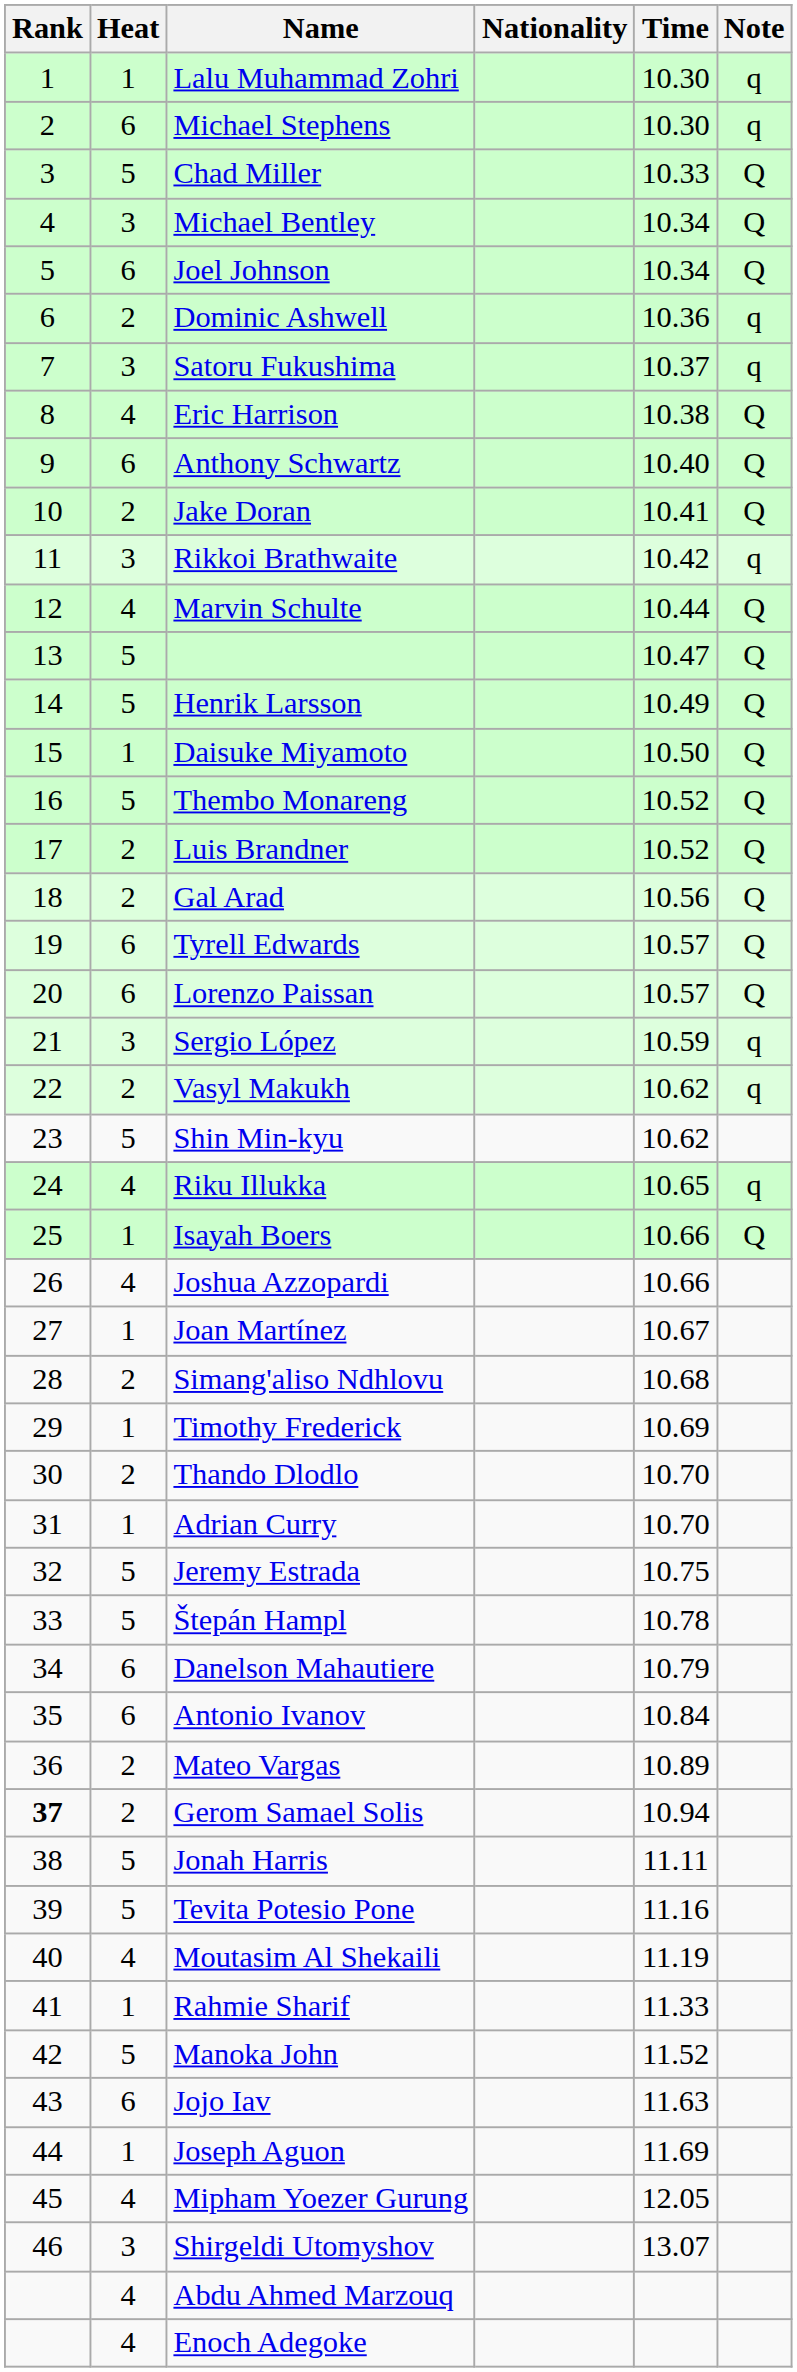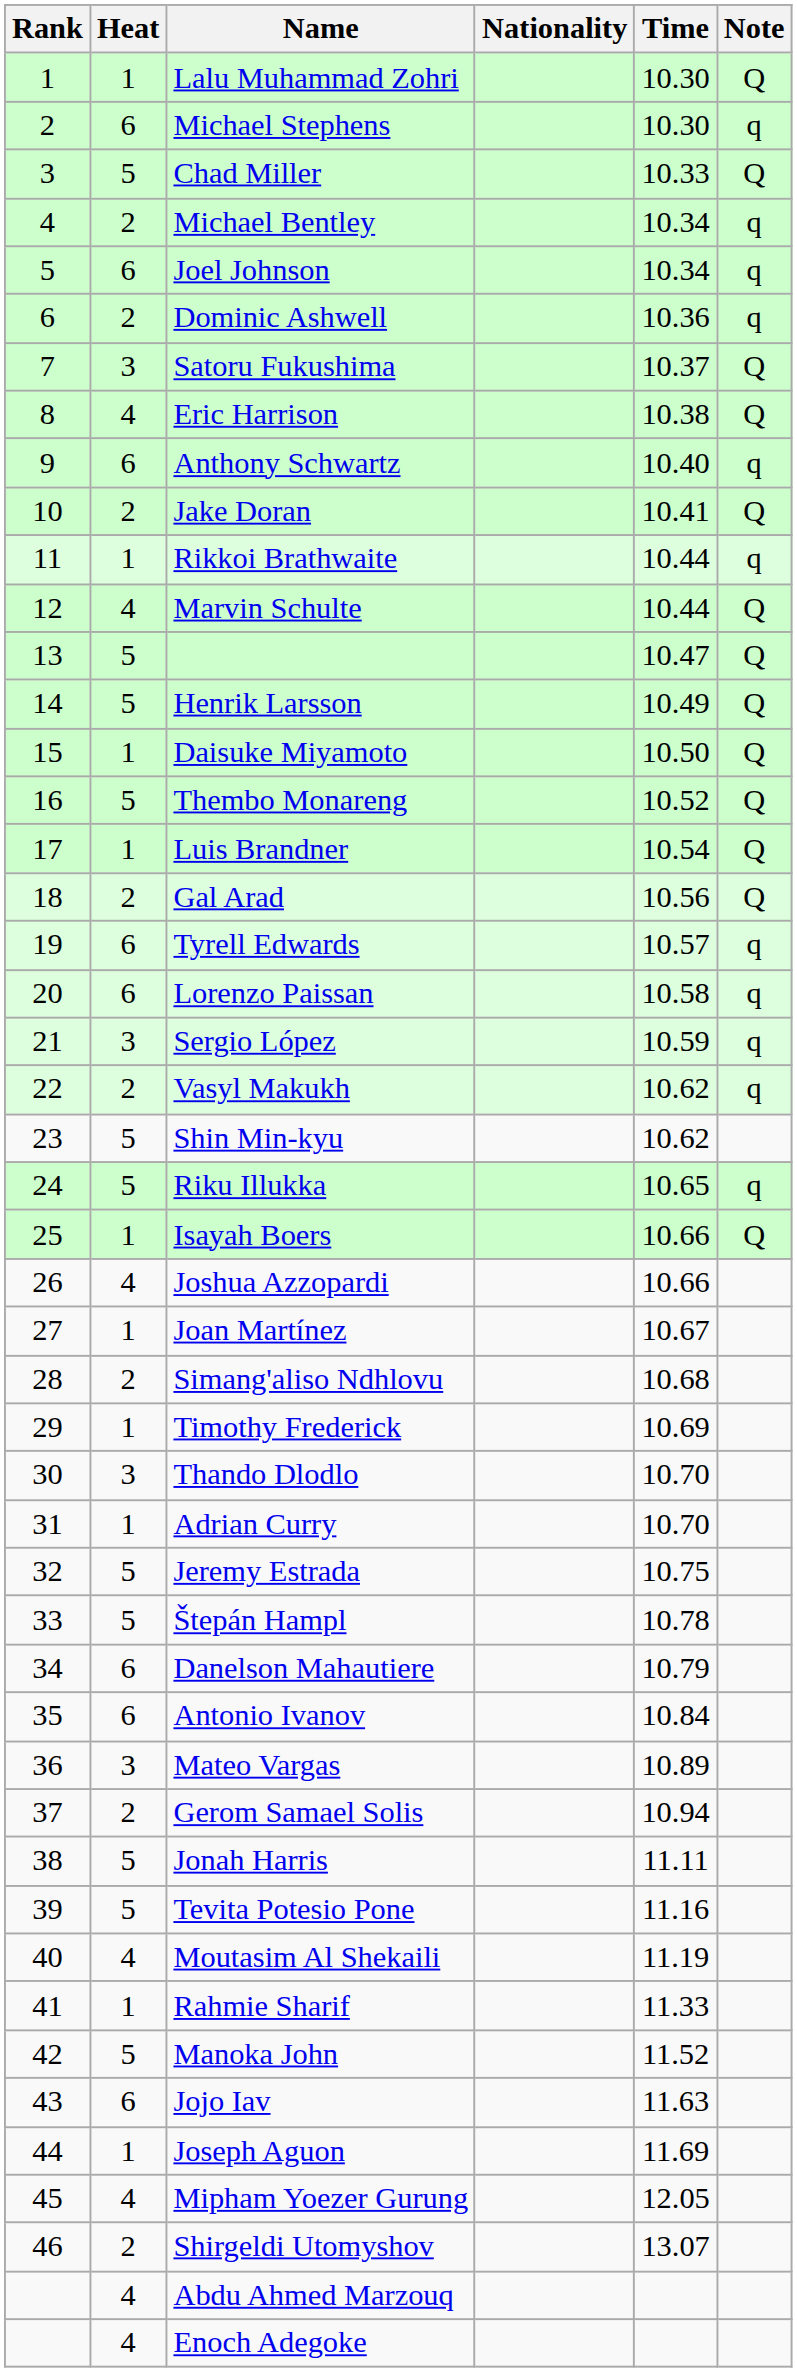(754, 76) q -> (754, 76) Q
(128, 221) 3 -> (128, 221) 2
(754, 221) Q -> (754, 221) q
(754, 269) Q -> (754, 269) q
(754, 366) q -> (754, 366) Q
(754, 462) Q -> (754, 462) q
(128, 558) 3 -> (128, 558) 1
(676, 558) 10.42 -> (676, 558) 10.44
(128, 848) 2 -> (128, 848) 1
(676, 848) 10.52 -> (676, 848) 10.54
(754, 944) Q -> (754, 944) q
(676, 992) 10.57 -> (676, 992) 10.58
(754, 992) Q -> (754, 992) q
(128, 1185) 4 -> (128, 1185) 5
(128, 1474) 2 -> (128, 1474) 3
(128, 1764) 2 -> (128, 1764) 3
(47, 1812) bold -> (47, 1812) normal
(128, 2246) 3 -> (128, 2246) 2
